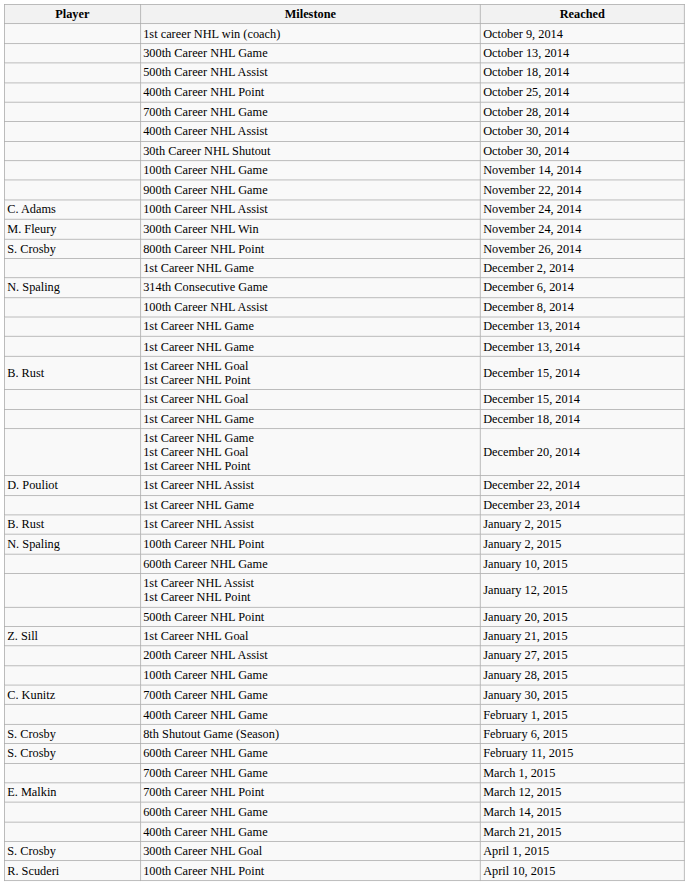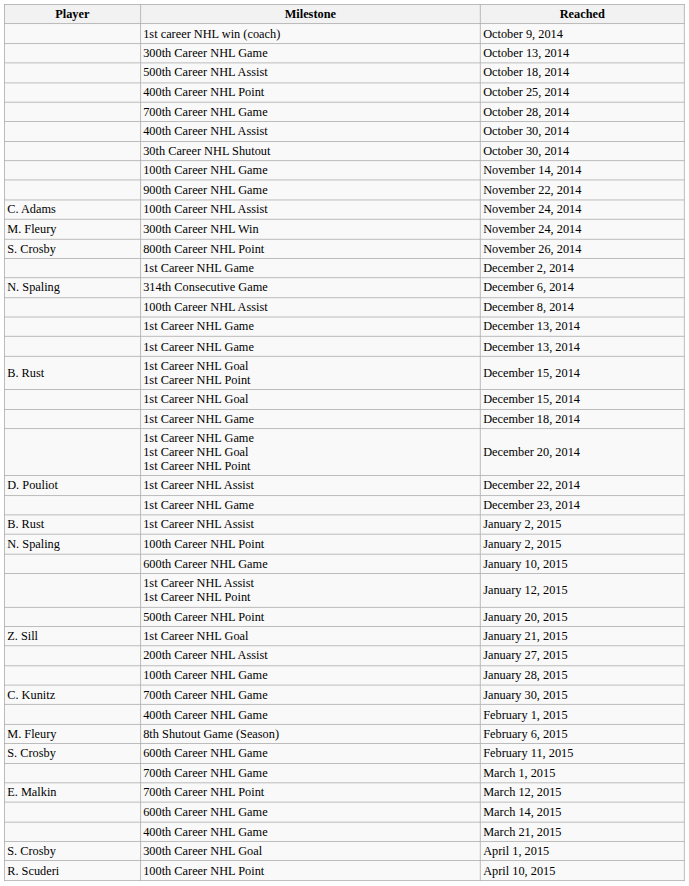(32, 734) S. Crosby -> (32, 734) M. Fleury
